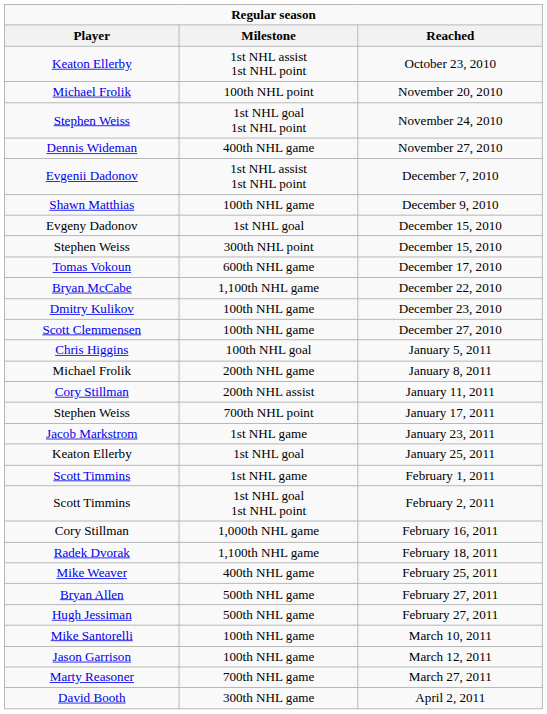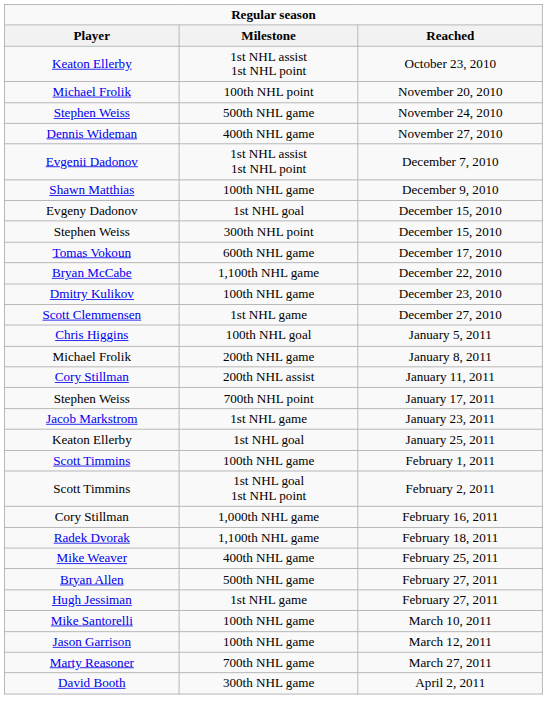(269, 120) 1st NHL goal 1st NHL point -> (269, 112) 500th NHL game
(269, 329) 100th NHL game -> (269, 314) 1st NHL game
(269, 475) 1st NHL game -> (269, 460) 100th NHL game
(269, 614) 500th NHL game -> (269, 600) 1st NHL game
